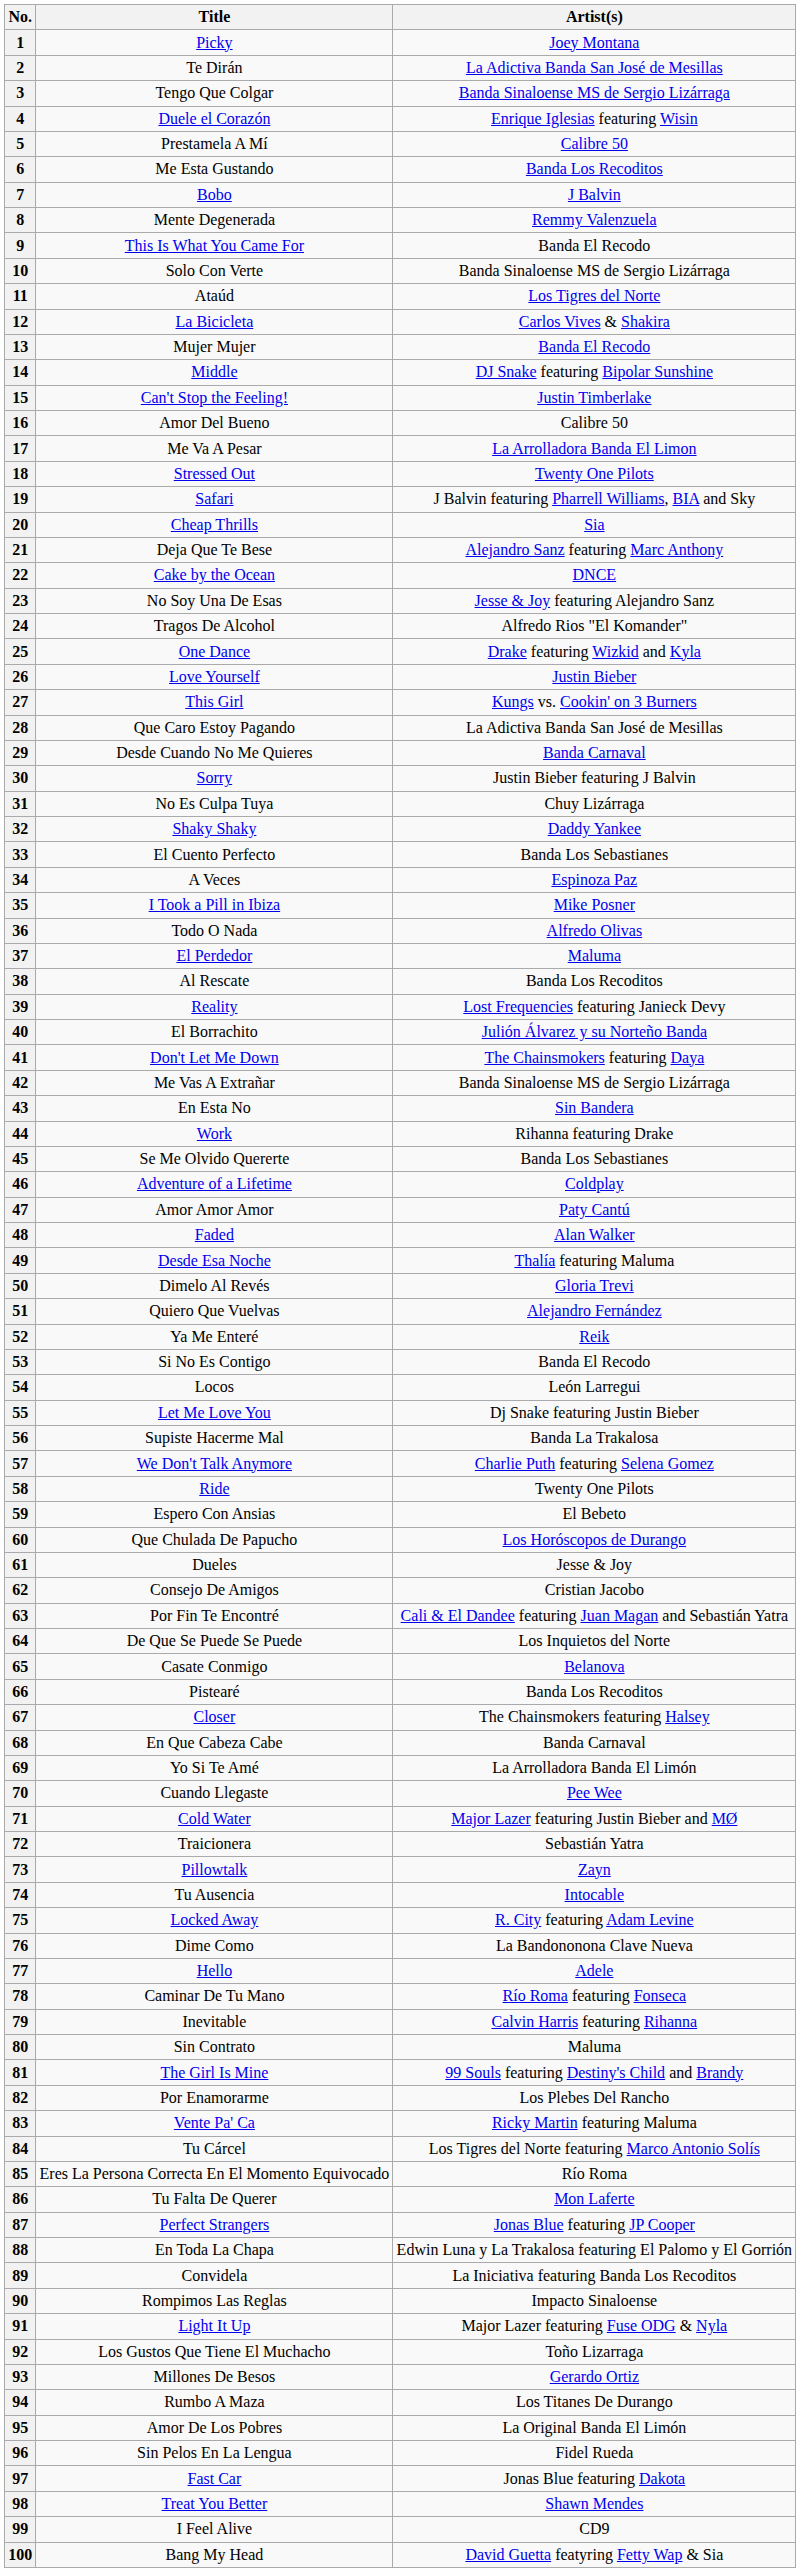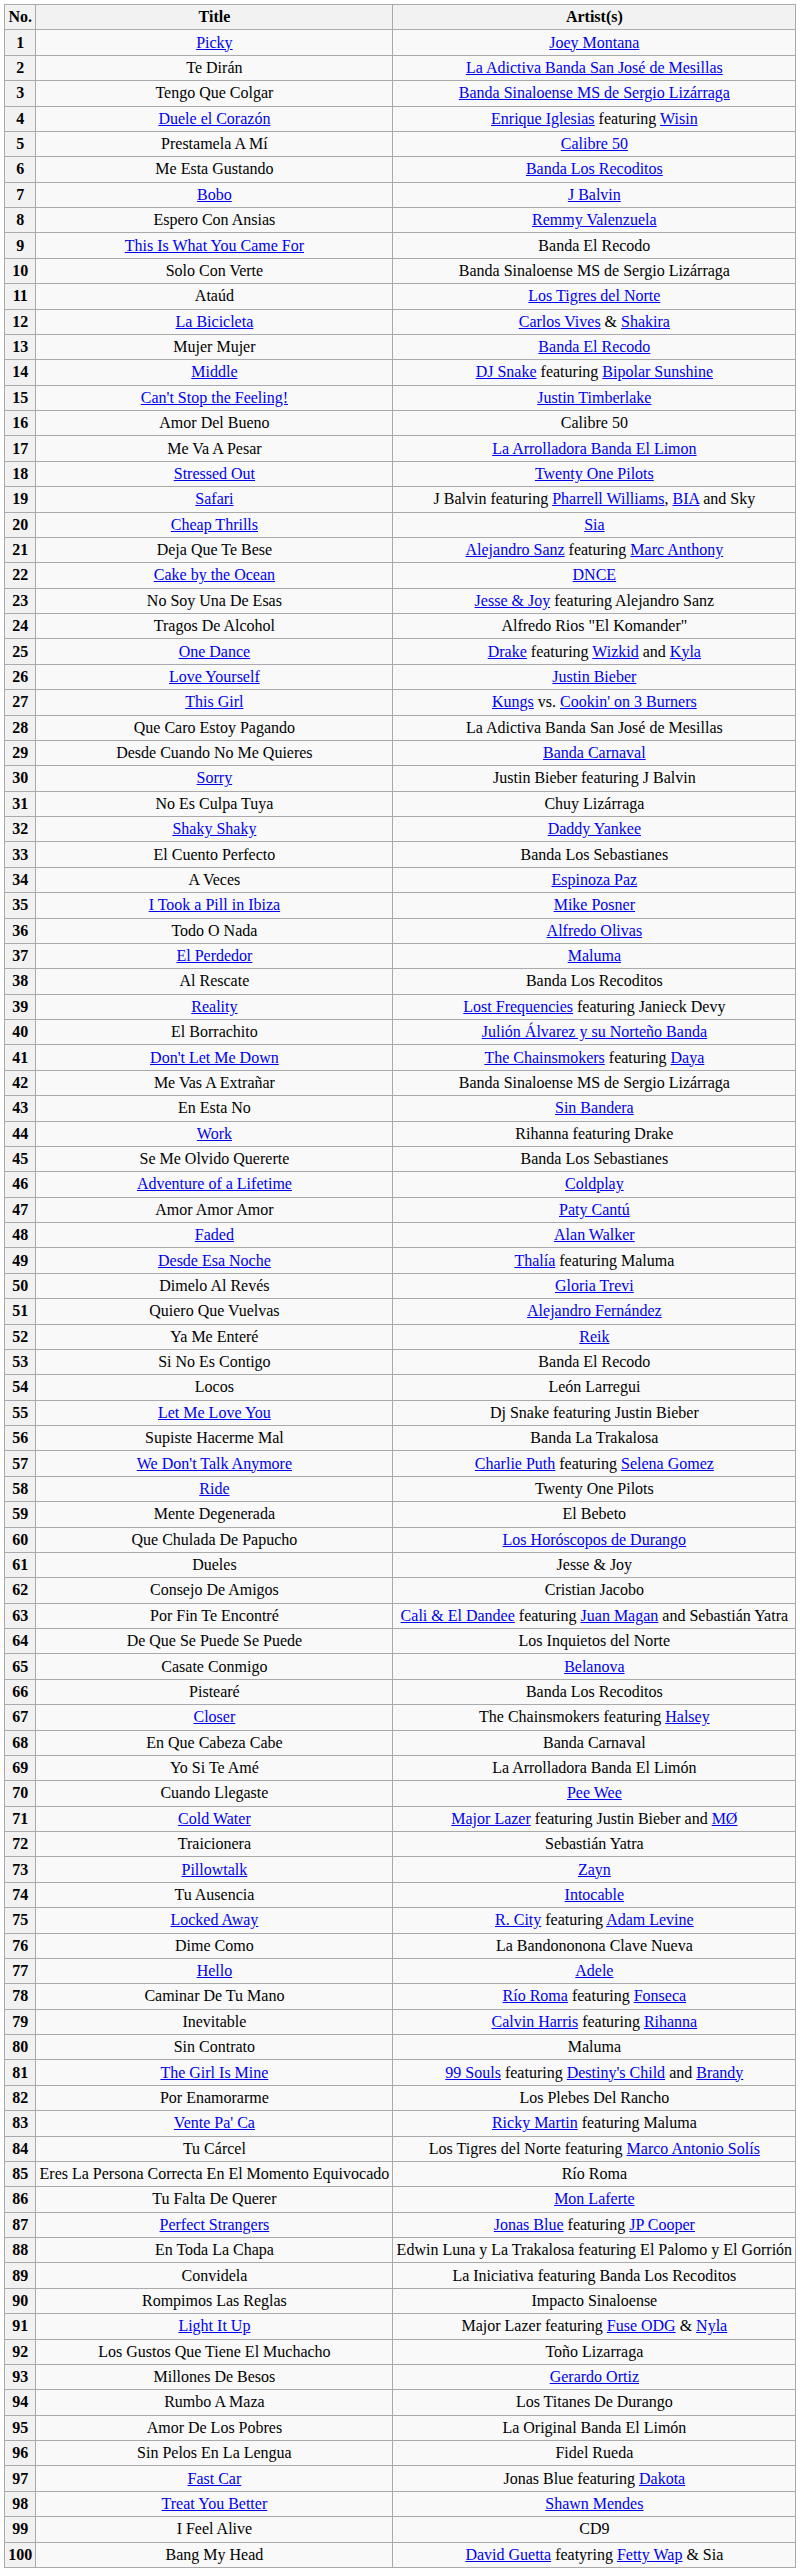(214, 220) Mente Degenerada -> (214, 220) Espero Con Ansias
(214, 1514) Espero Con Ansias -> (214, 1514) Mente Degenerada
